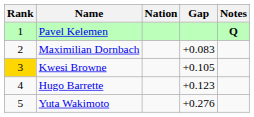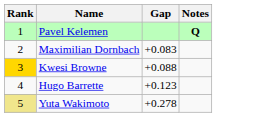- column: (161, 13)
(199, 67) +0.105 -> (161, 67) +0.088
(20, 103) no background -> (20, 103) khaki background
(199, 103) +0.276 -> (161, 103) +0.278
